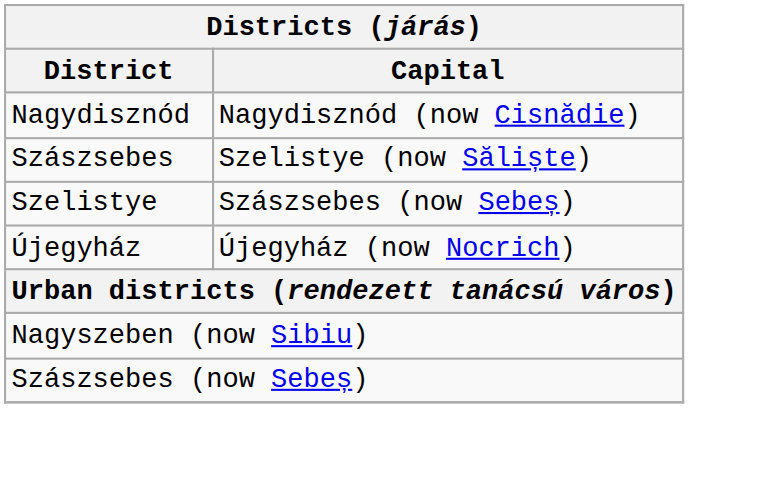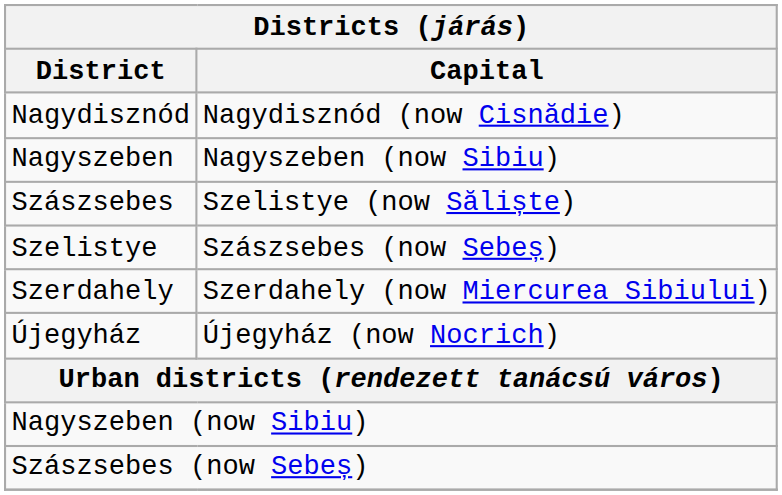+ row: (93, 159)
+ row: (93, 291)
